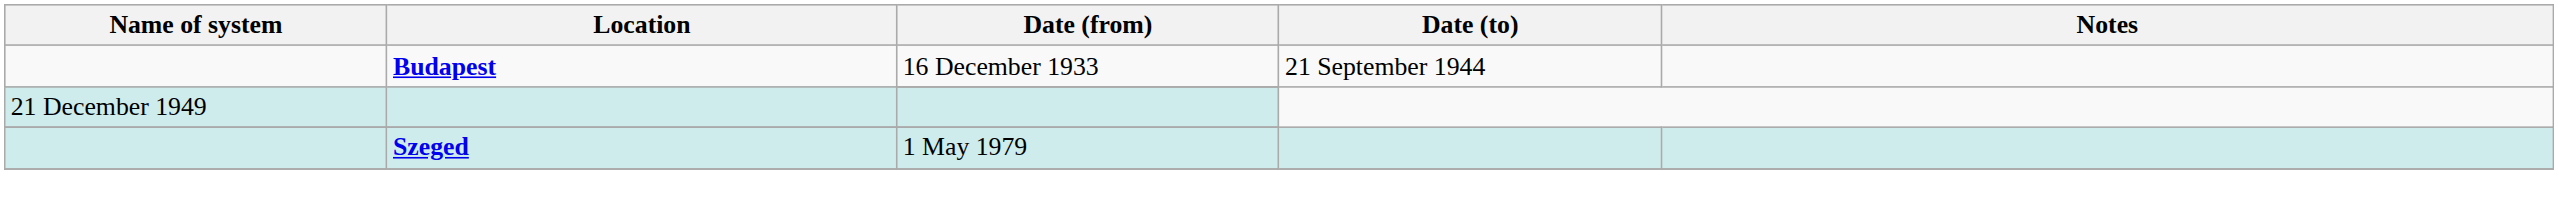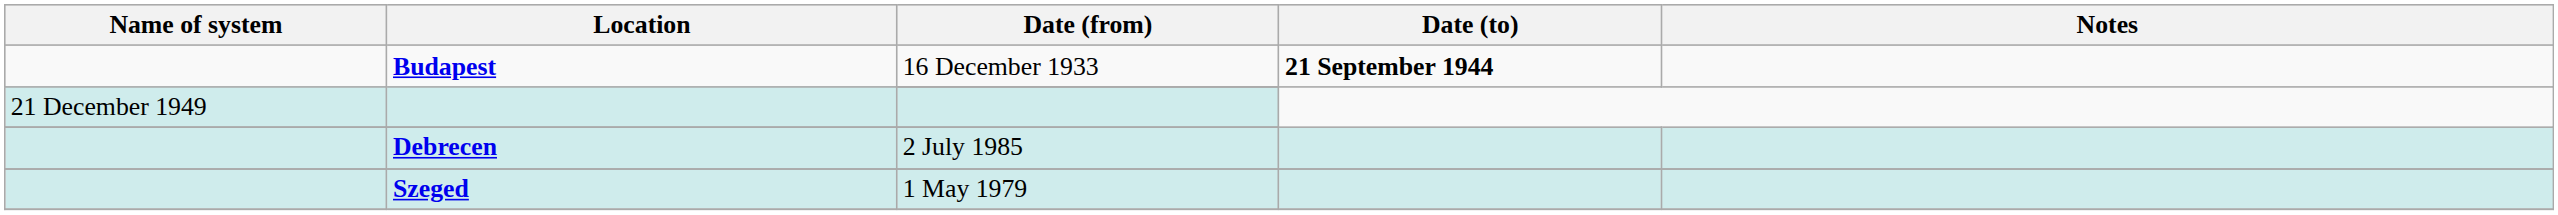(1385, 65) normal -> (1389, 65) bold
+ row: (445, 147)
